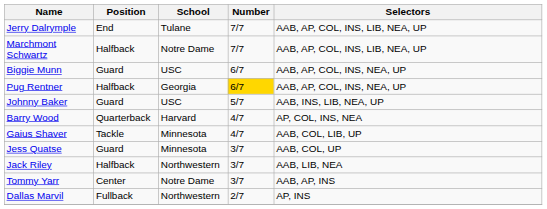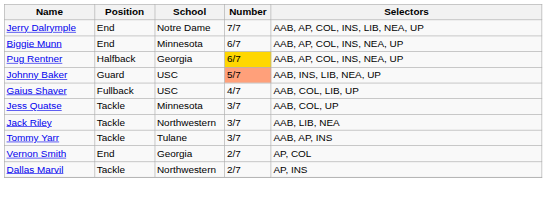(176, 28) Tulane -> (184, 28) Notre Dame
- row: (31, 49)
(110, 70) Guard -> (106, 43) End
(171, 70) USC -> (180, 43) Minnesota
(237, 102) no background -> (234, 75) lightsalmon background
- row: (33, 117)
(110, 133) Tackle -> (115, 91) Fullback
(184, 133) Minnesota -> (167, 91) USC
(110, 149) Guard -> (111, 106) Tackle
(115, 165) Halfback -> (111, 122) Tackle
(111, 180) Center -> (111, 138) Tackle
(188, 180) Notre Dame -> (172, 138) Tulane
+ row: (36, 153)
(114, 196) Fullback -> (111, 169) Tackle
